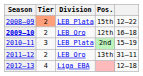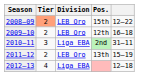(75, 21) LEB Plata -> (71, 21) LEB Oro
(20, 32) bold -> (20, 32) normal
(75, 44) LEB Plata -> (73, 44) Liga EBA
(127, 44) 15–19 -> (123, 44) 31–11
(127, 55) 31–11 -> (123, 55) 15–19
